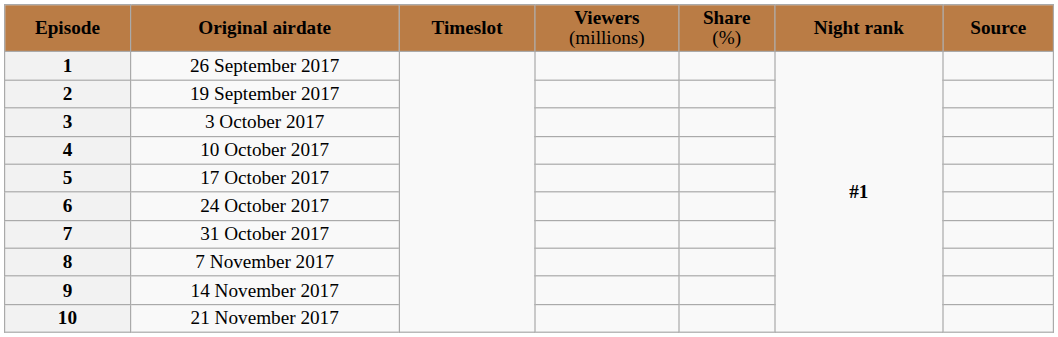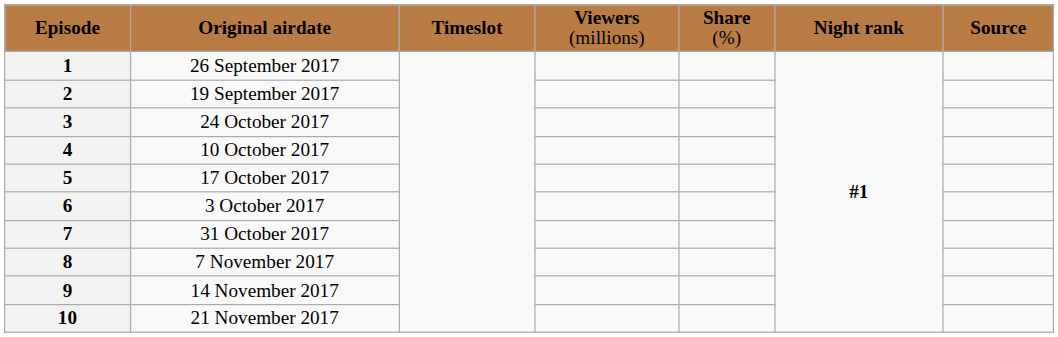(265, 121) 3 October 2017 -> (265, 121) 24 October 2017
(265, 206) 24 October 2017 -> (265, 206) 3 October 2017
